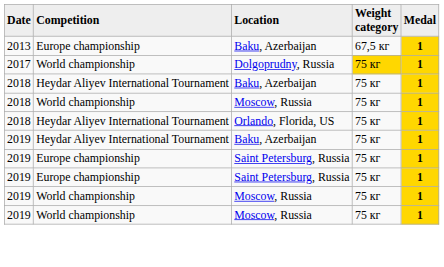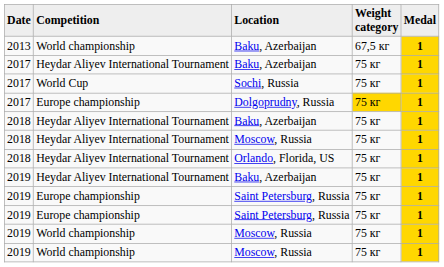(88, 45) Europe championship -> (86, 45) World championship
+ row: (19, 64)
+ row: (19, 83)
(86, 64) World championship -> (88, 102) Europe championship
(86, 102) World championship -> (133, 139) Heydar Aliyev International Tournament
